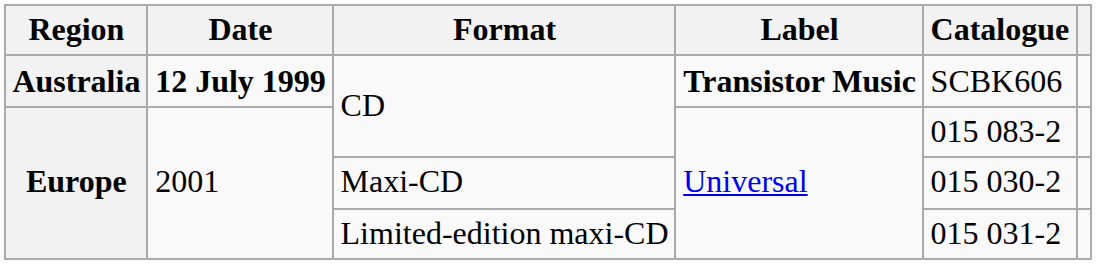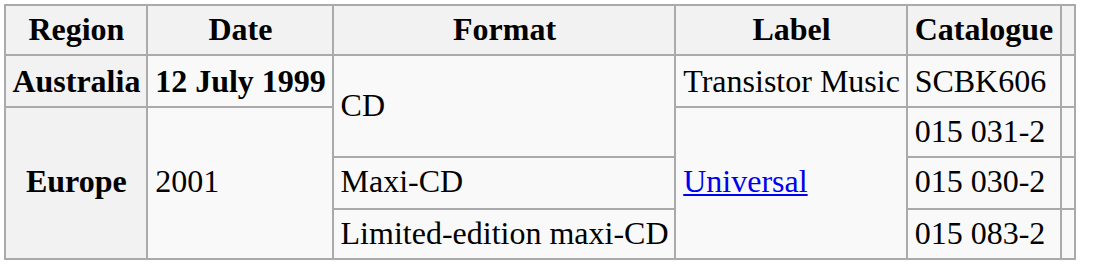(800, 80) bold -> (792, 80) normal
(996, 131) 015 083-2 -> (980, 131) 015 031-2
(996, 232) 015 031-2 -> (980, 232) 015 083-2
